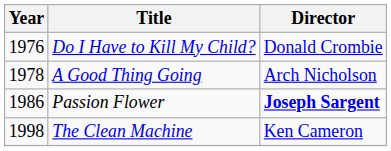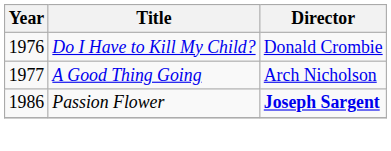(26, 74) 1978 -> (26, 74) 1977
- row: (122, 131)
